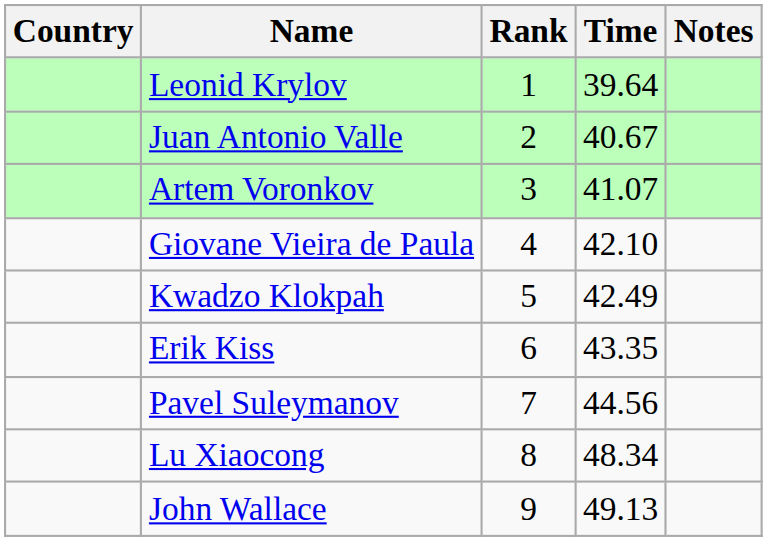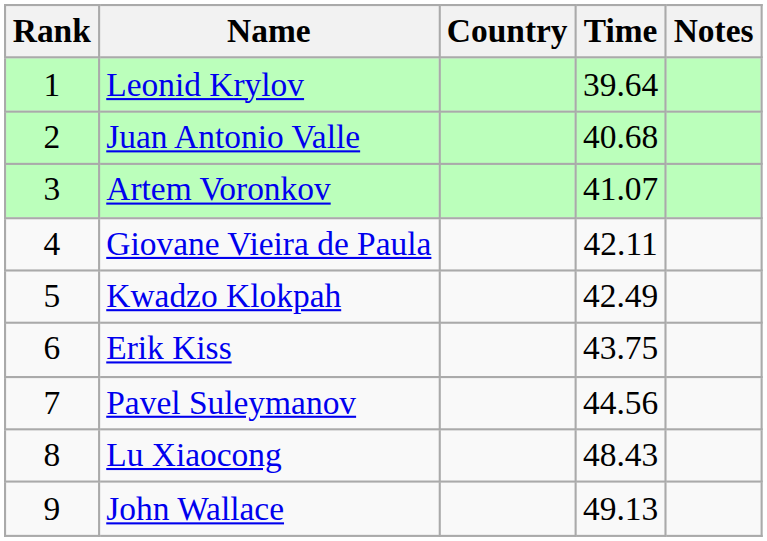columns swapped: (529, 31) <-> (73, 31)
(621, 137) 40.67 -> (621, 137) 40.68
(621, 243) 42.10 -> (621, 243) 42.11
(621, 349) 43.35 -> (621, 349) 43.75
(621, 455) 48.34 -> (621, 455) 48.43
